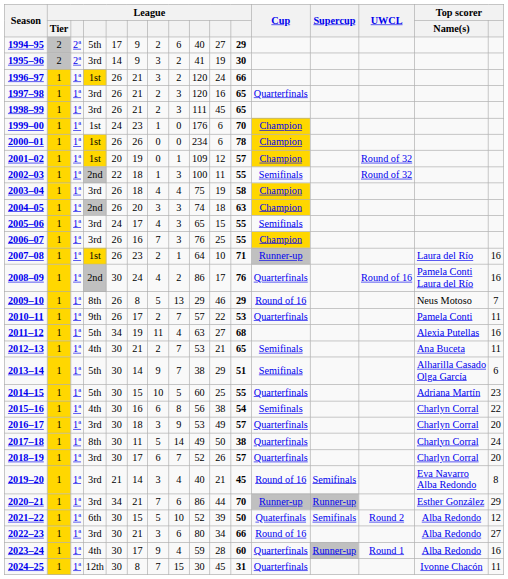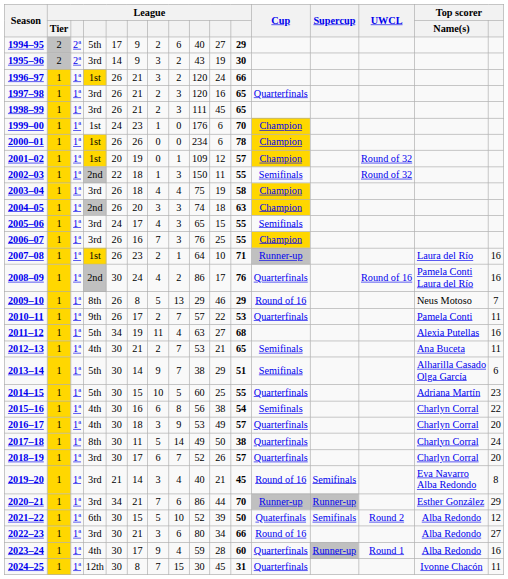(200, 61) 41 -> (200, 61) 43
(200, 175) 100 -> (200, 175) 150
(95, 425) 3rd -> (95, 425) 4th
